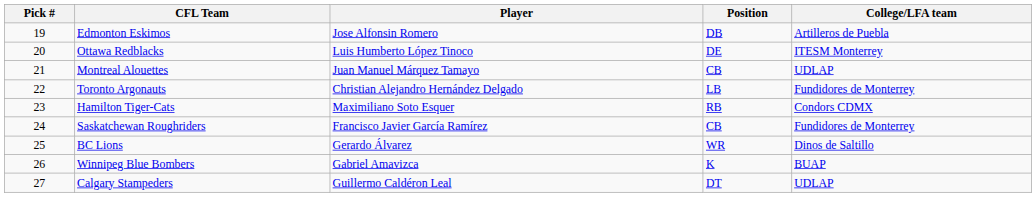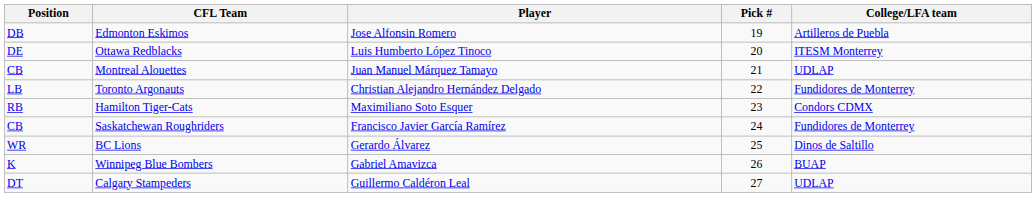columns swapped: (39, 13) <-> (747, 13)
